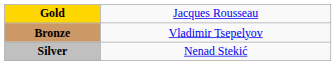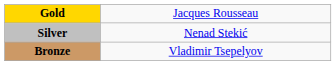rows swapped: (52, 51) <-> (52, 32)
